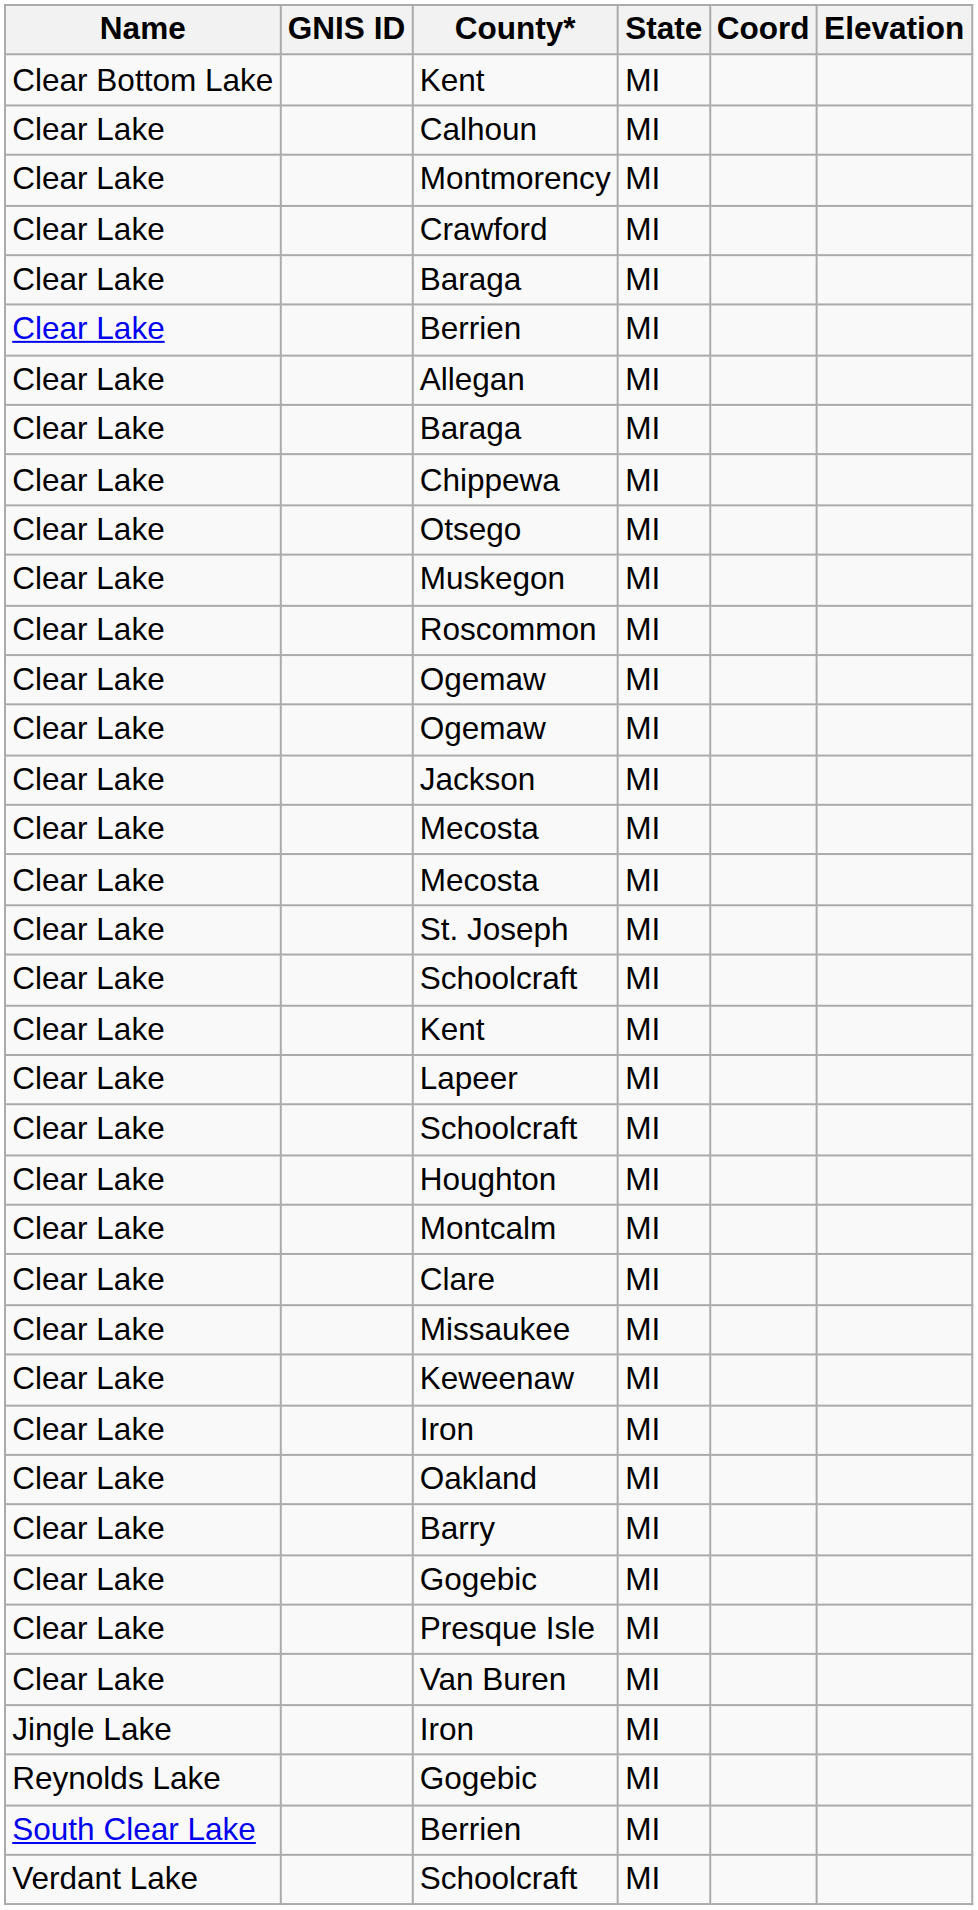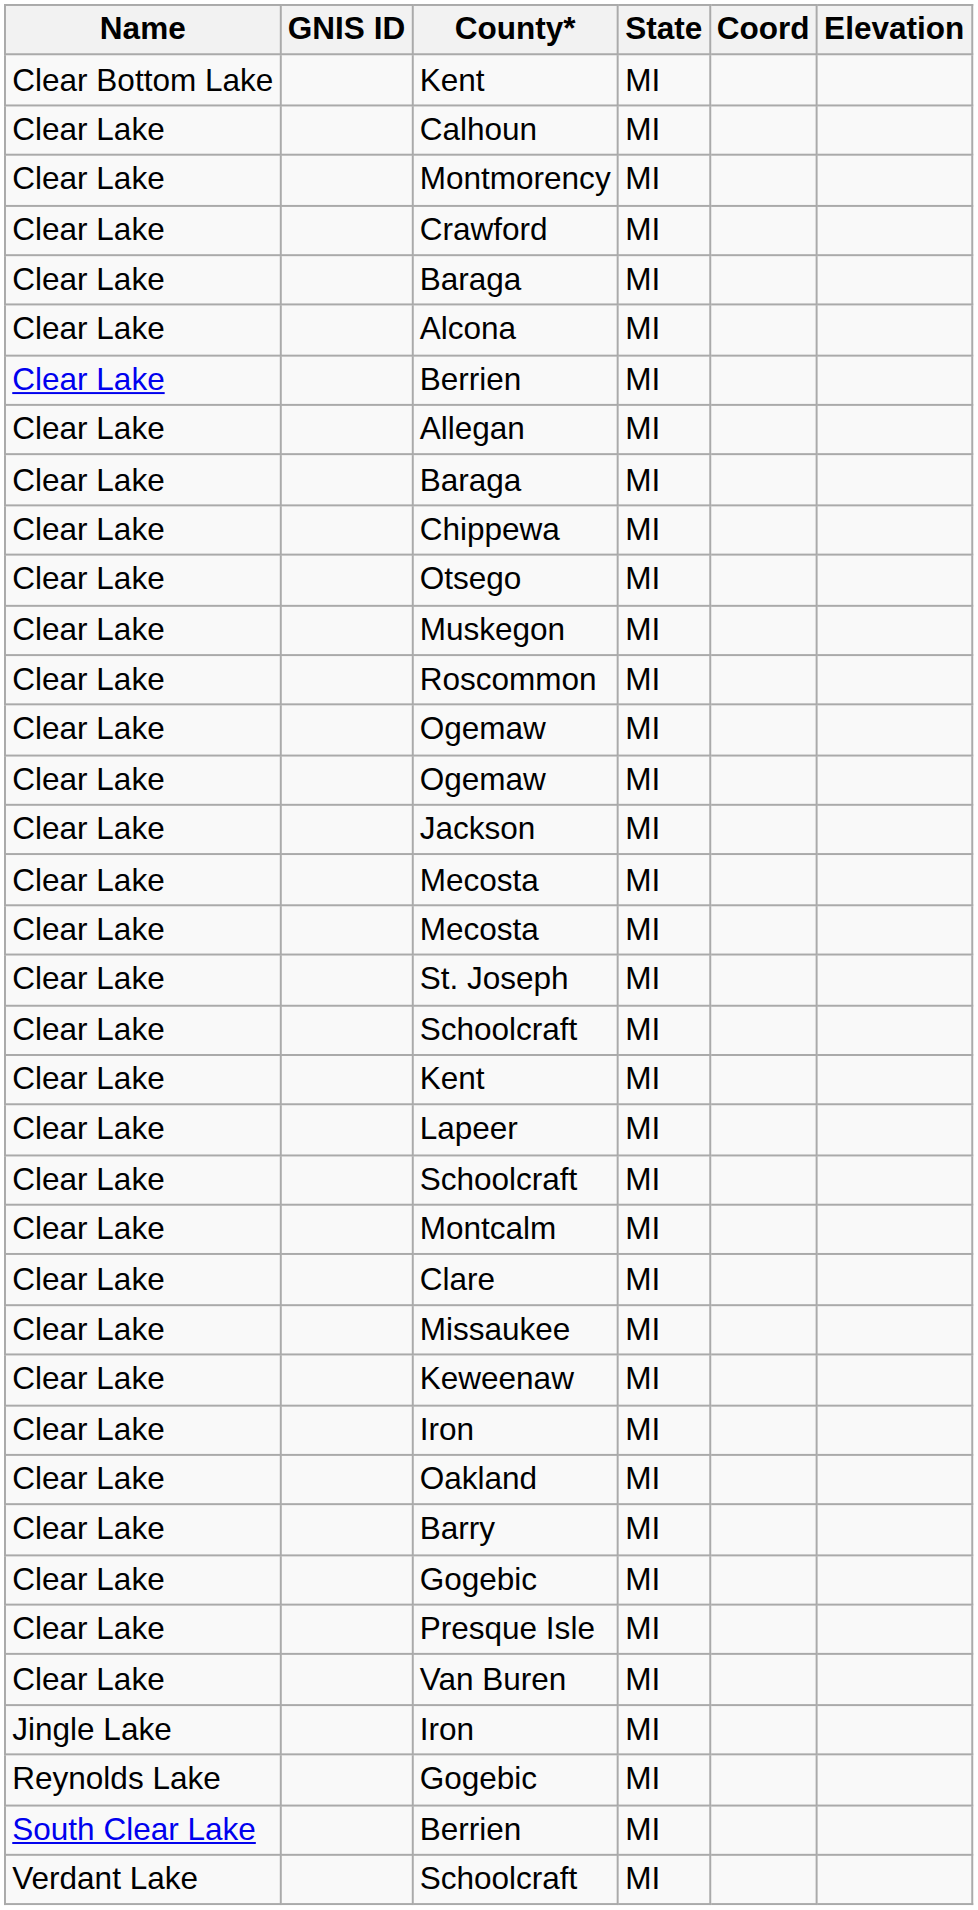+ row: (88, 329)
- row: (88, 1179)
